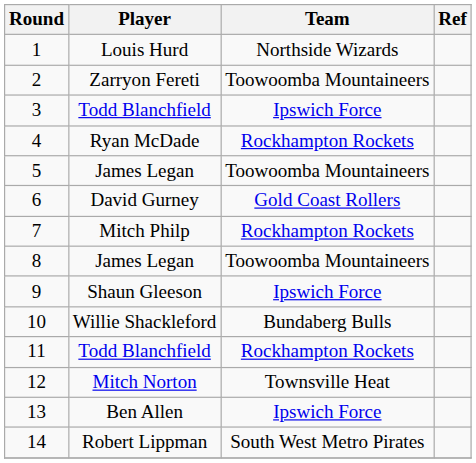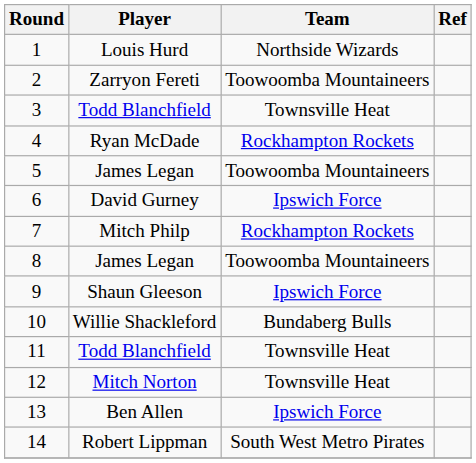(327, 110) Ipswich Force -> (327, 110) Townsville Heat
(327, 200) Gold Coast Rollers -> (327, 200) Ipswich Force
(327, 351) Rockhampton Rockets -> (327, 351) Townsville Heat
